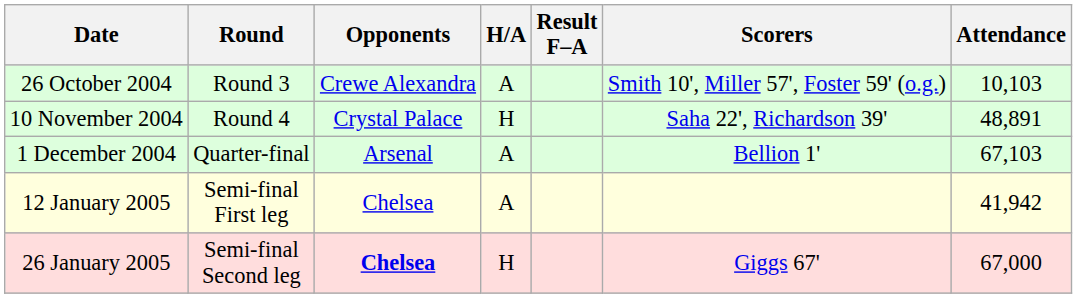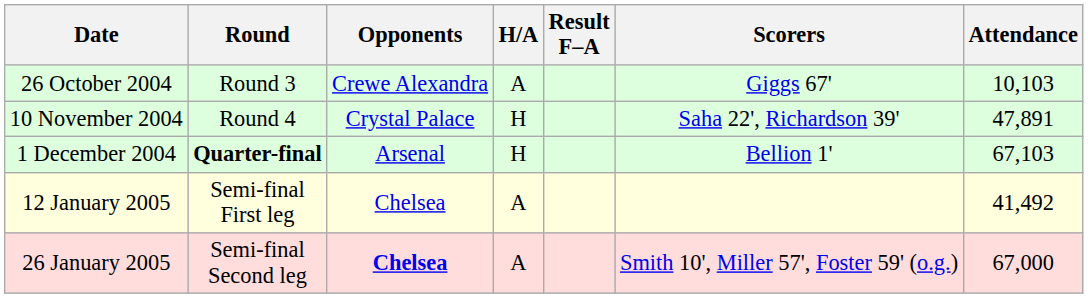(777, 82) Smith 10', Miller 57', Foster 59' (o.g.) -> (789, 82) Giggs 67'
(1011, 118) 48,891 -> (1023, 118) 47,891
(251, 154) normal -> (257, 154) bold
(506, 154) A -> (518, 154) H
(1011, 202) 41,942 -> (1023, 202) 41,492
(506, 262) H -> (518, 262) A
(777, 262) Giggs 67' -> (789, 262) Smith 10', Miller 57', Foster 59' (o.g.)
